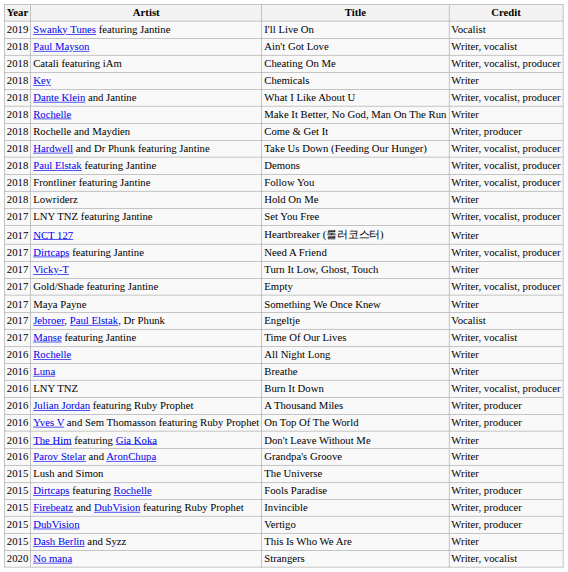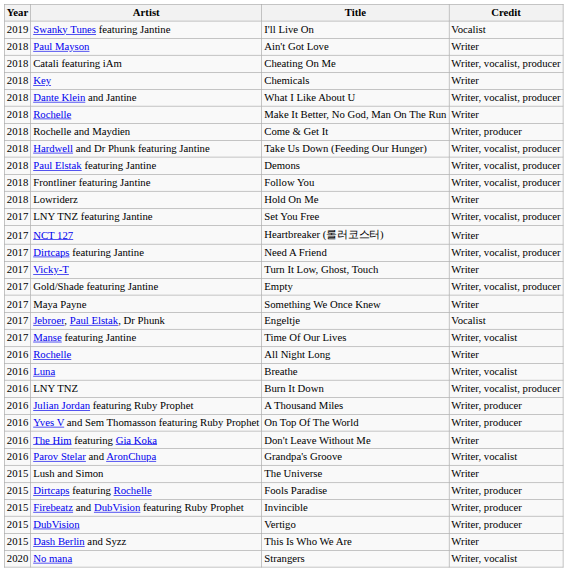(484, 47) Writer, vocalist -> (465, 47) Writer
(465, 372) Writer -> (484, 372) Writer, vocalist
(465, 457) Writer -> (484, 457) Writer, vocalist
